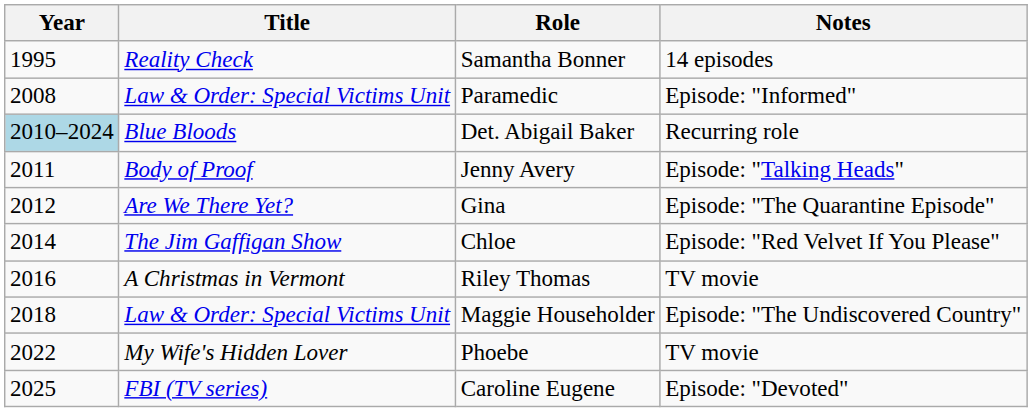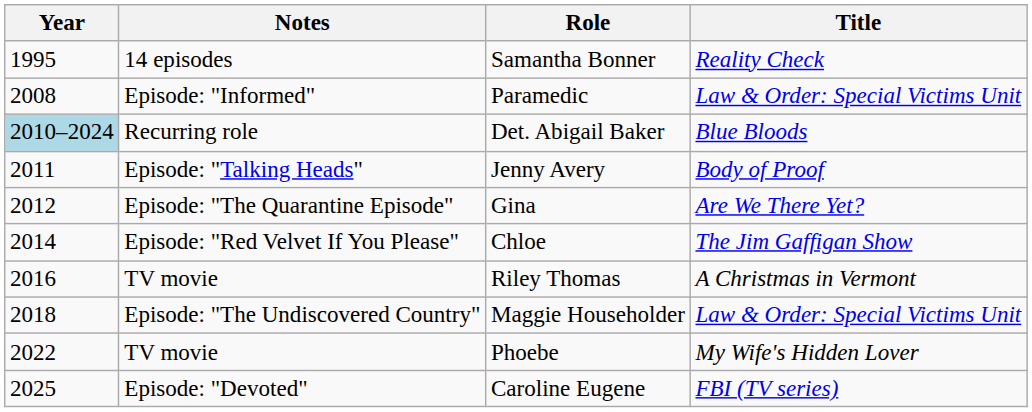columns swapped: (287, 22) <-> (843, 22)
